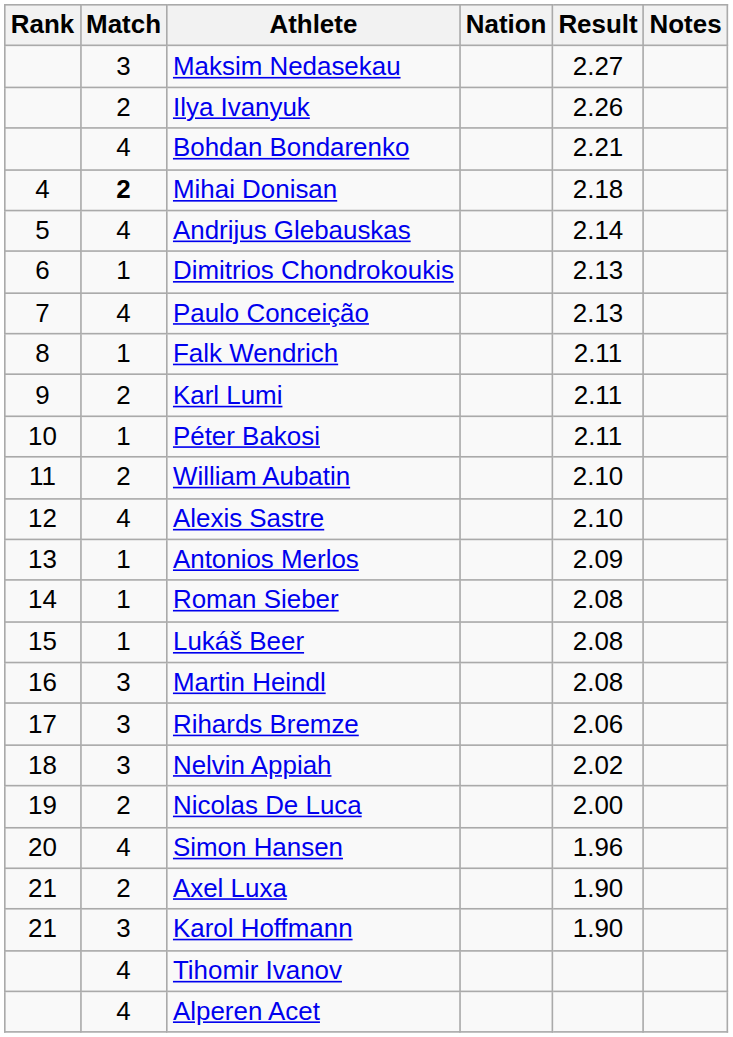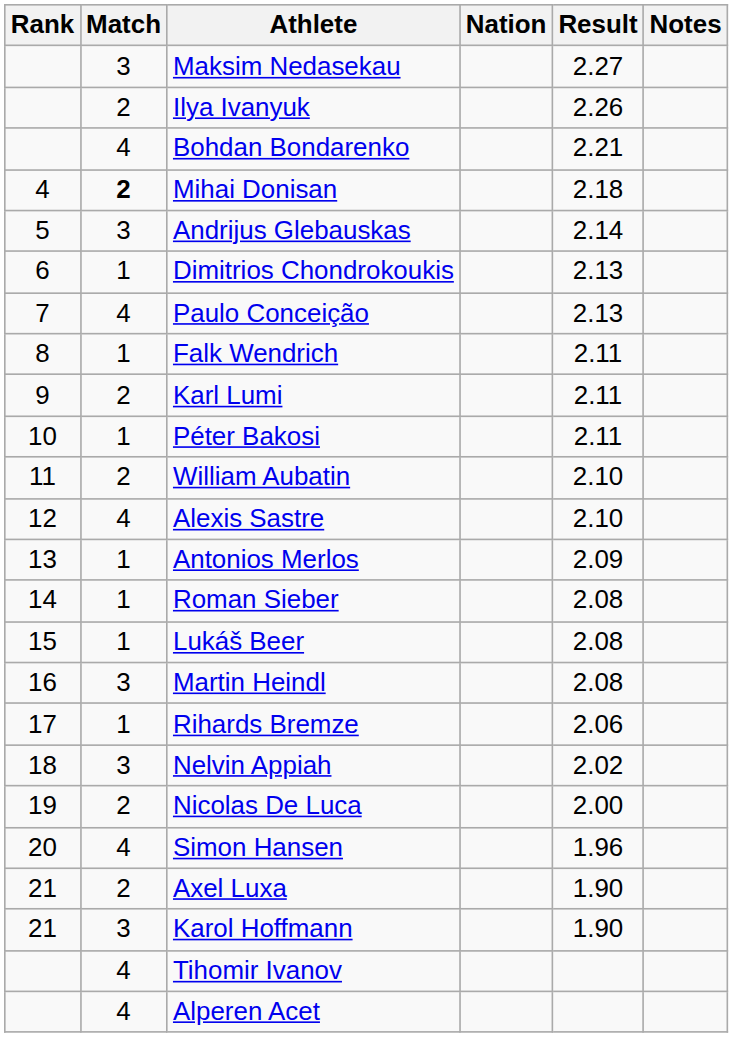(124, 230) 4 -> (124, 230) 3
(124, 723) 3 -> (124, 723) 1
